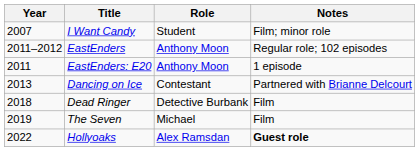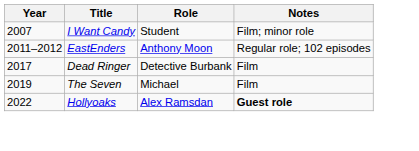- row: (109, 66)
- row: (105, 84)
(19, 102) 2018 -> (19, 66) 2017
